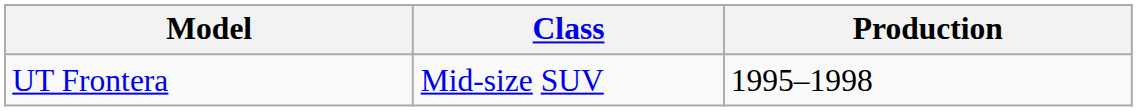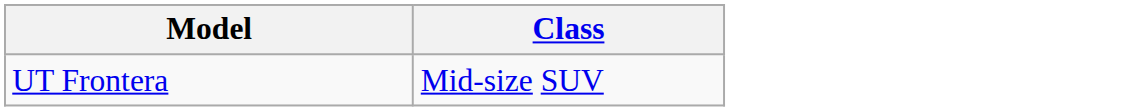- column: (928, 29)
